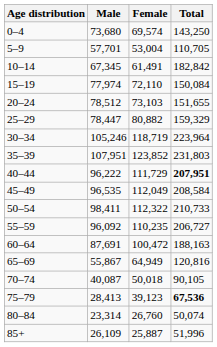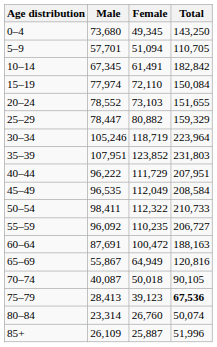(147, 31) 69,574 -> (147, 31) 49,345
(147, 48) 53,004 -> (147, 48) 51,094
(106, 102) 78,512 -> (106, 102) 78,552
(192, 173) bold -> (192, 173) normal
